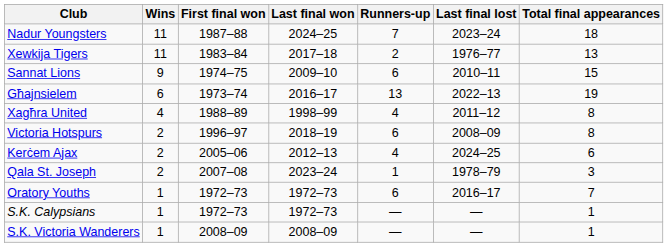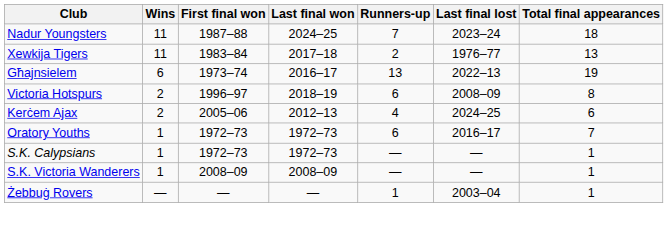- row: (44, 73)
- row: (47, 113)
- row: (52, 172)
+ row: (50, 192)
